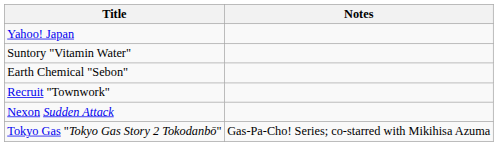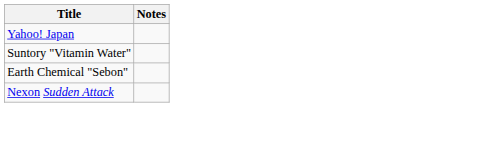- row: (59, 92)
- row: (114, 131)
